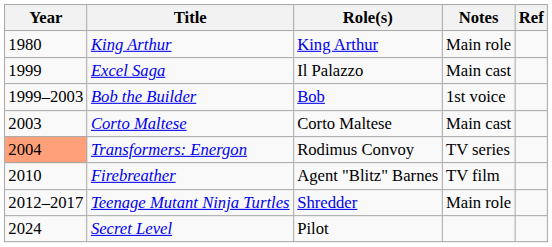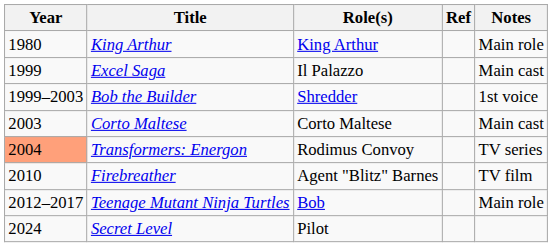columns swapped: (479, 17) <-> (531, 17)
(311, 96) Bob -> (327, 96) Shredder
(327, 202) Shredder -> (311, 202) Bob
